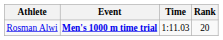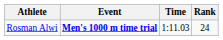(205, 28) 20 -> (205, 28) 24
